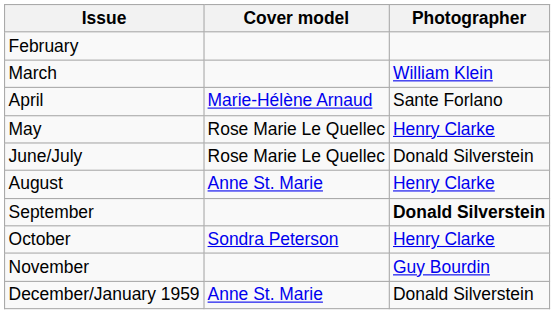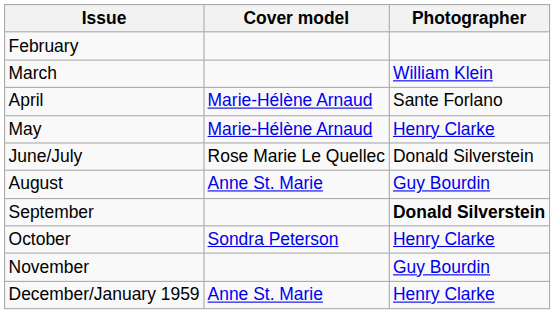(296, 128) Rose Marie Le Quellec -> (290, 128) Marie-Hélène Arnaud
(444, 184) Henry Clarke -> (441, 184) Guy Bourdin
(463, 294) Donald Silverstein -> (444, 294) Henry Clarke
